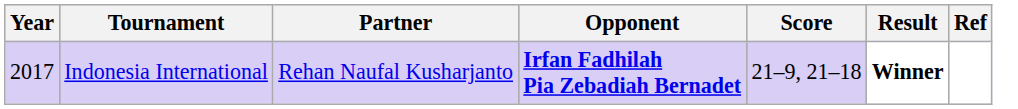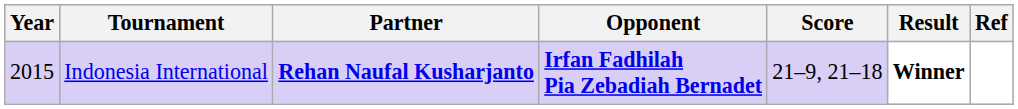(32, 72) 2017 -> (32, 72) 2015
(396, 72) normal -> (406, 72) bold
